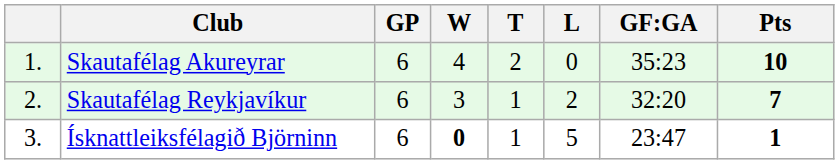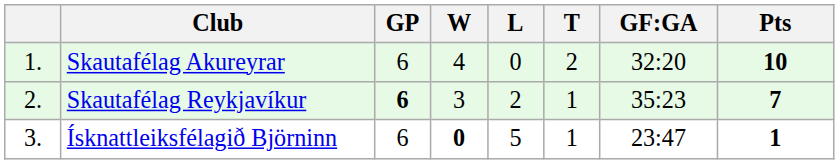columns swapped: (515, 23) <-> (572, 23)
(658, 61) 35:23 -> (658, 61) 32:20
(403, 100) normal -> (403, 100) bold
(658, 100) 32:20 -> (658, 100) 35:23
